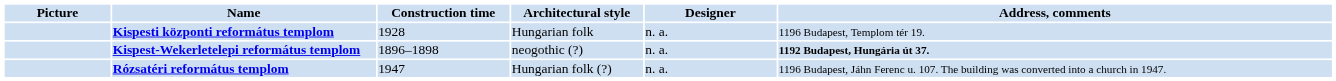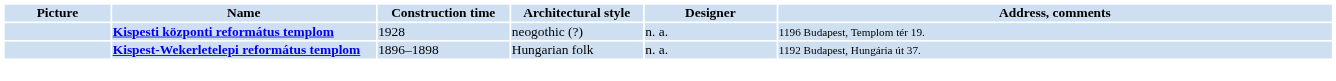(553, 31) Hungarian folk -> (547, 31) neogothic (?)
(547, 50) neogothic (?) -> (553, 50) Hungarian folk
(854, 50) bold -> (850, 50) normal
- row: (201, 68)
